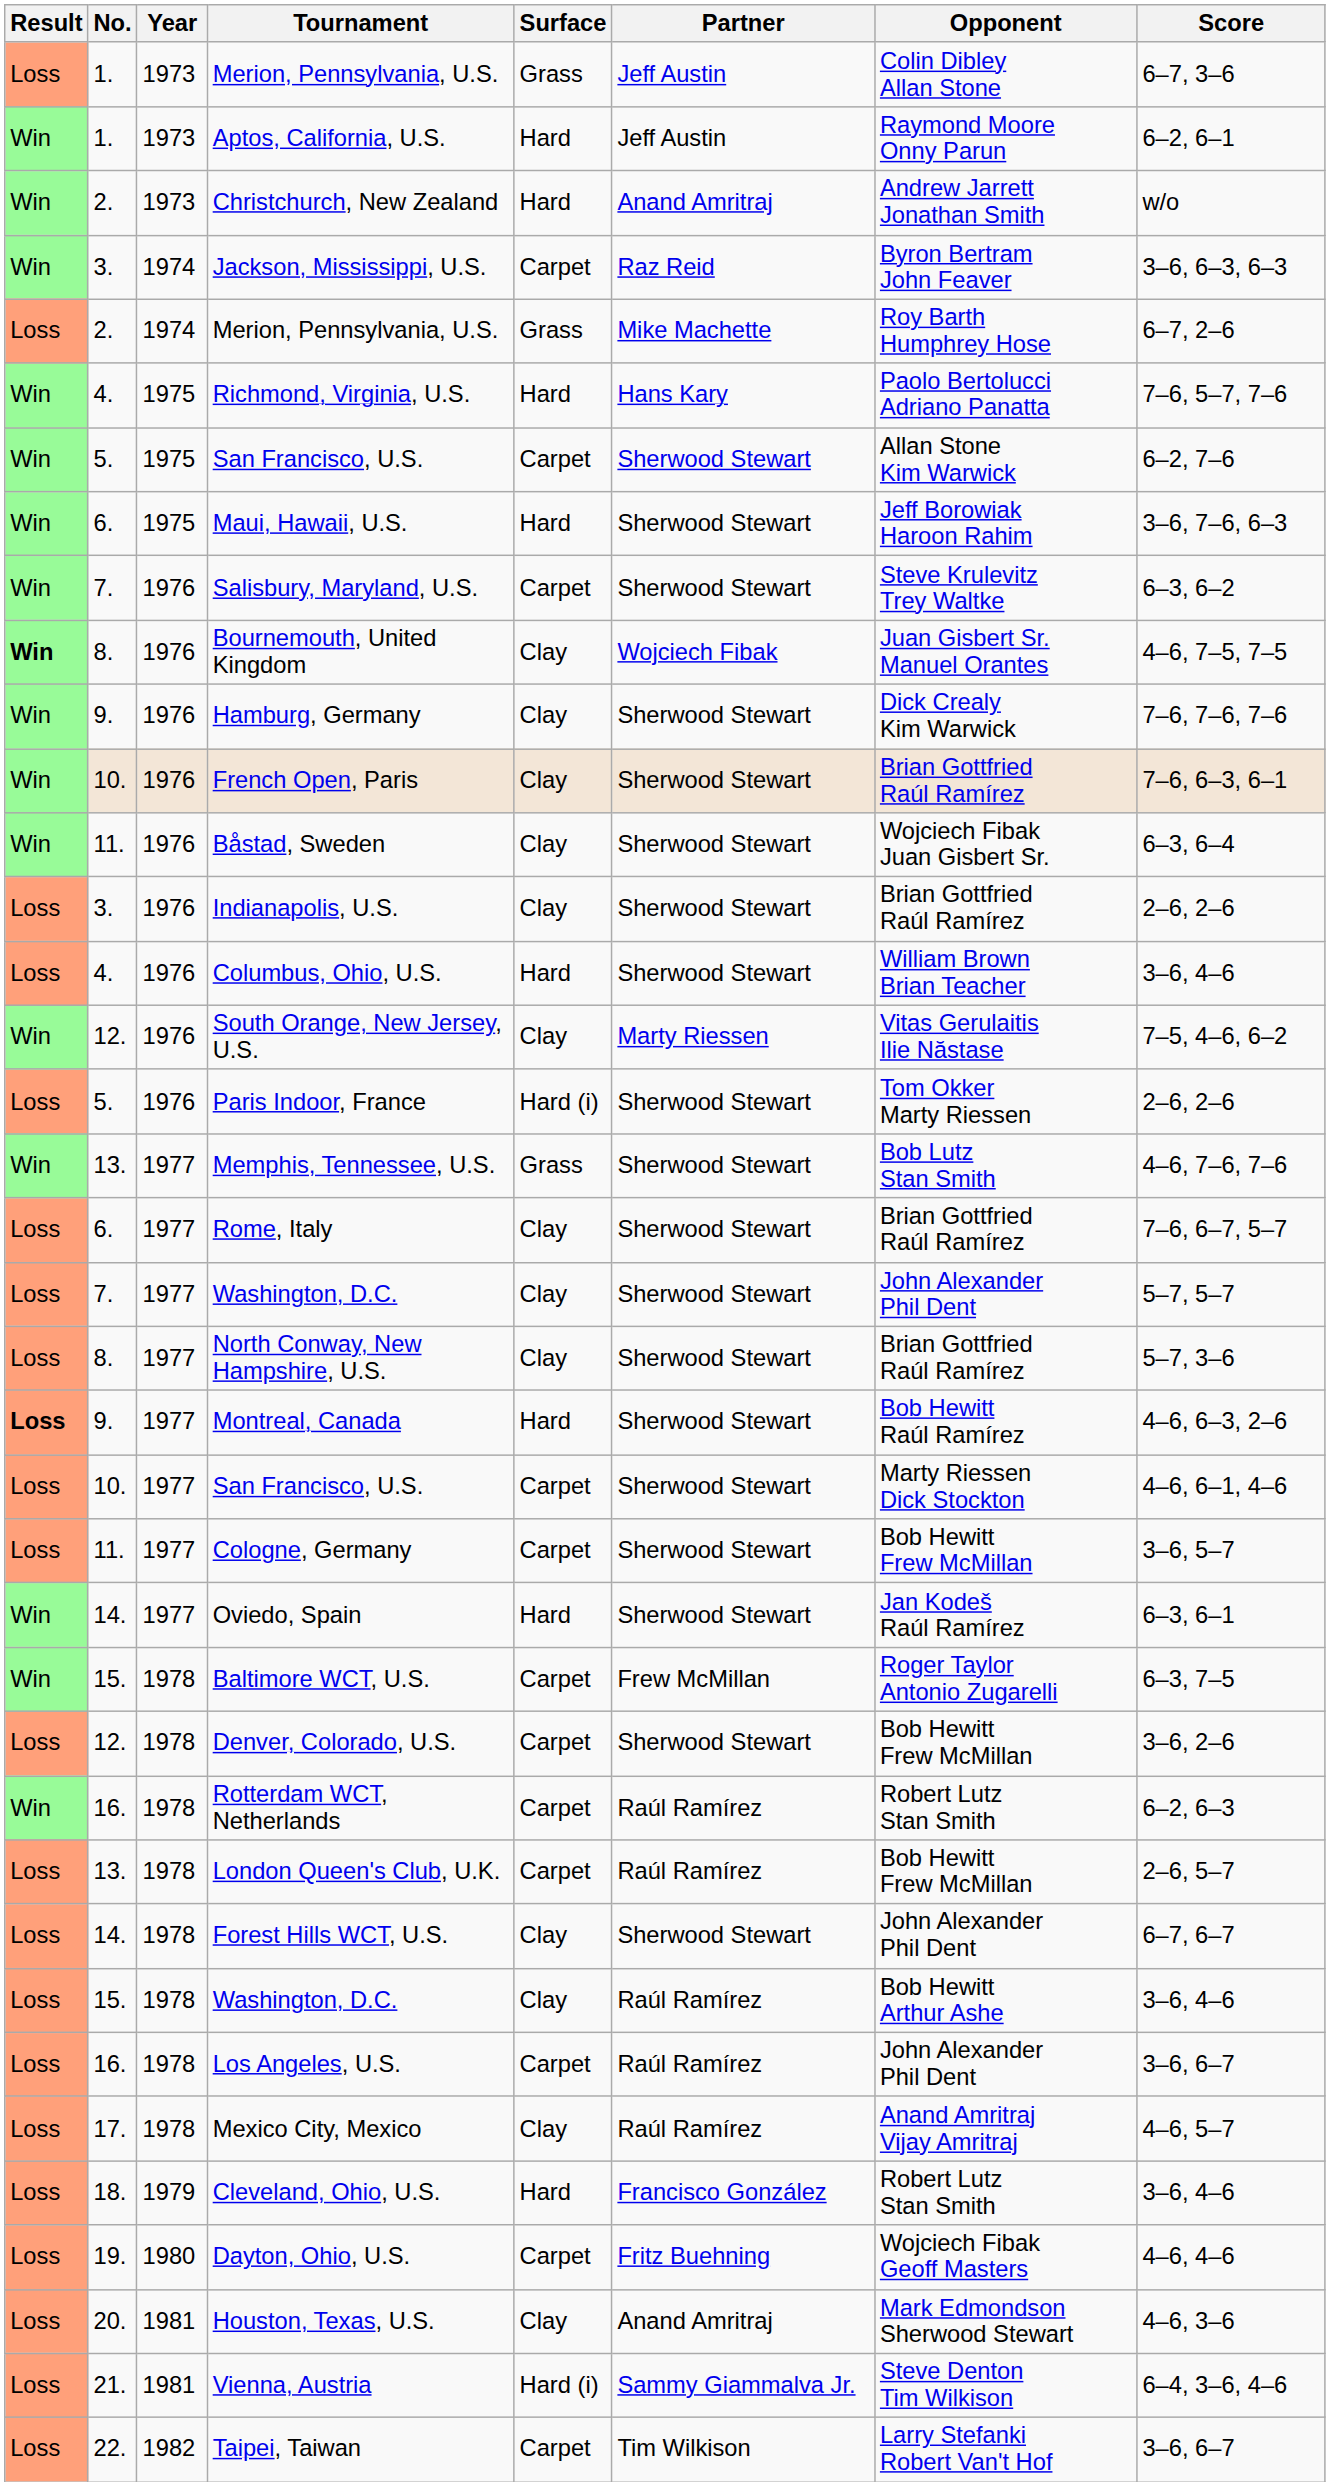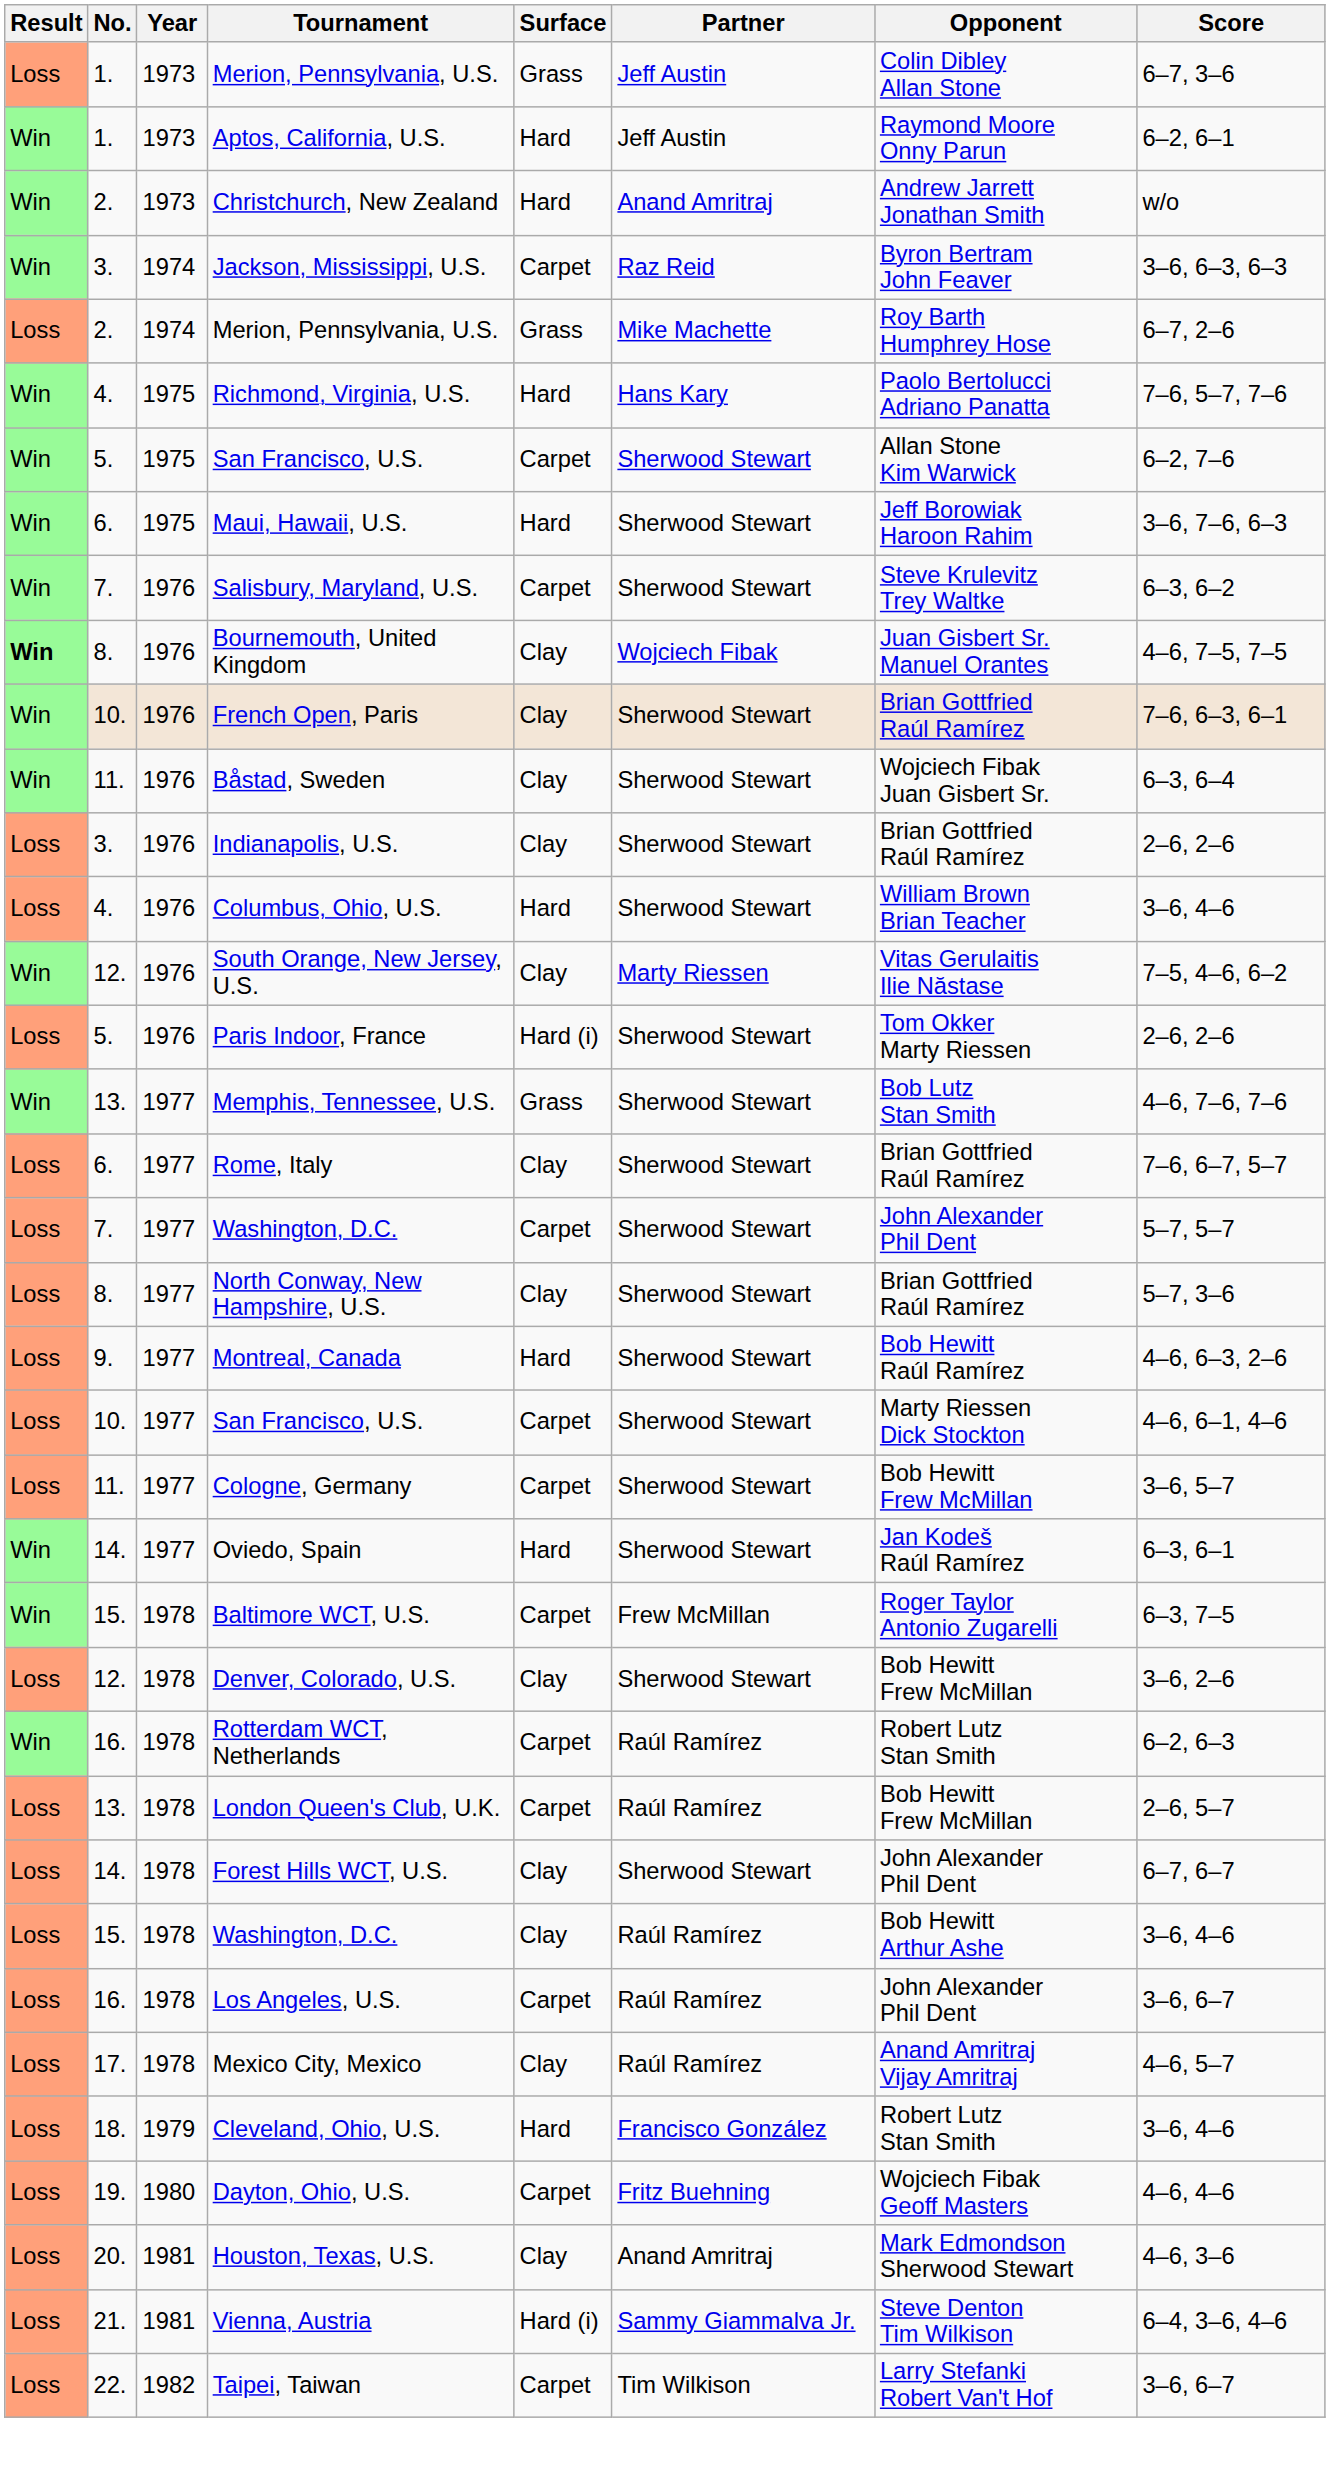- row: (103, 716)
(543, 1293) Clay -> (555, 1229) Carpet
(38, 1422) bold -> (35, 1358) normal
(555, 1743) Carpet -> (543, 1679) Clay
